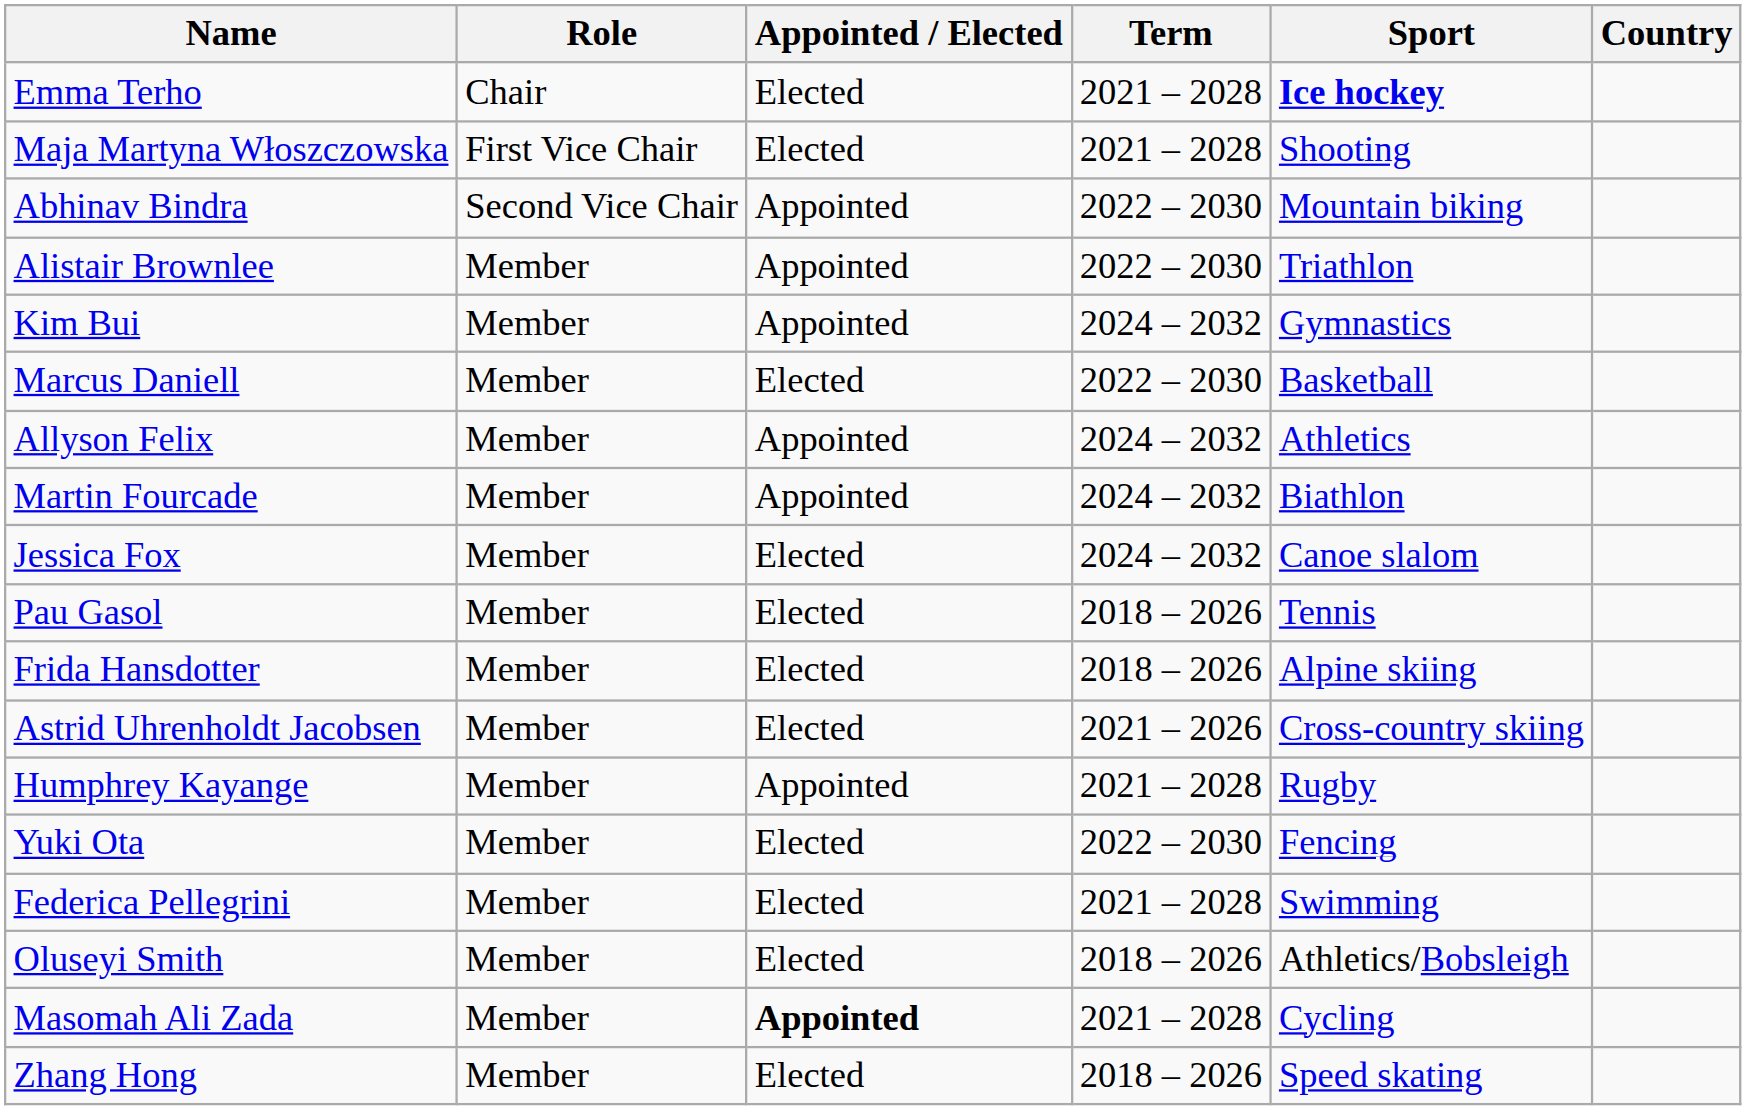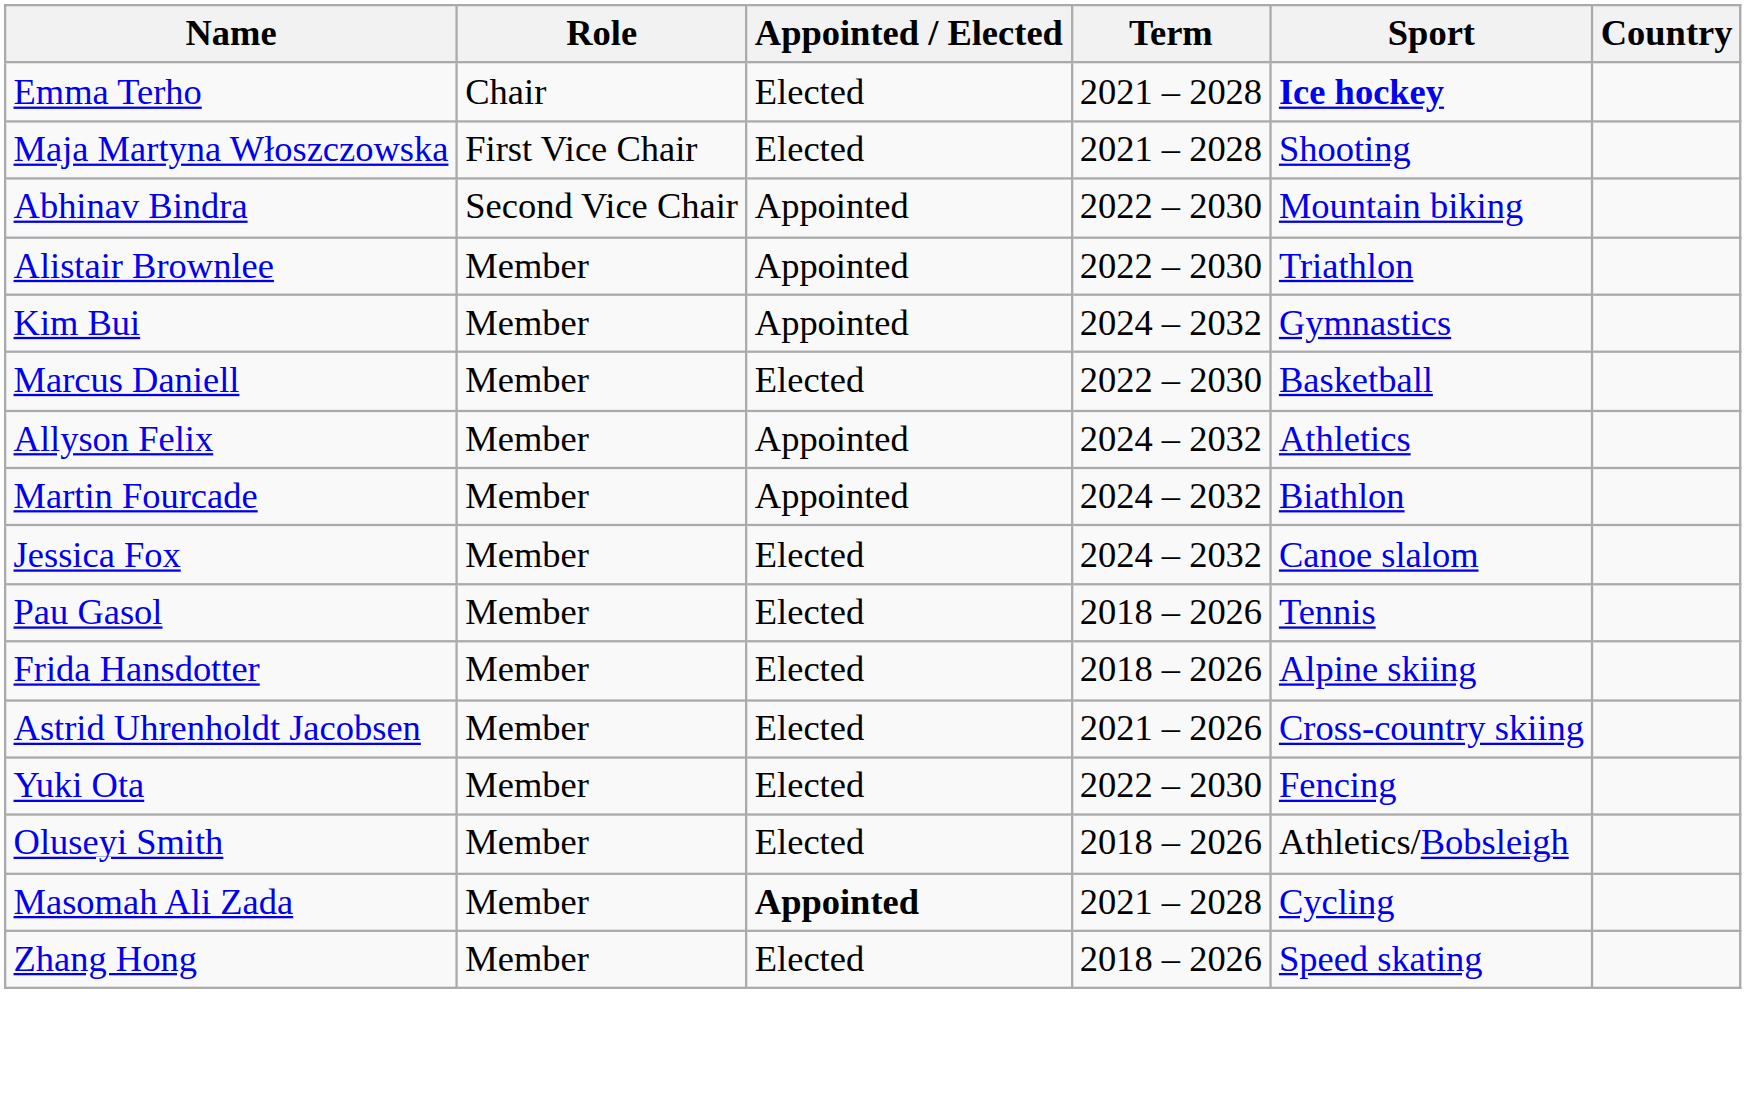- row: (161, 785)
- row: (152, 901)
